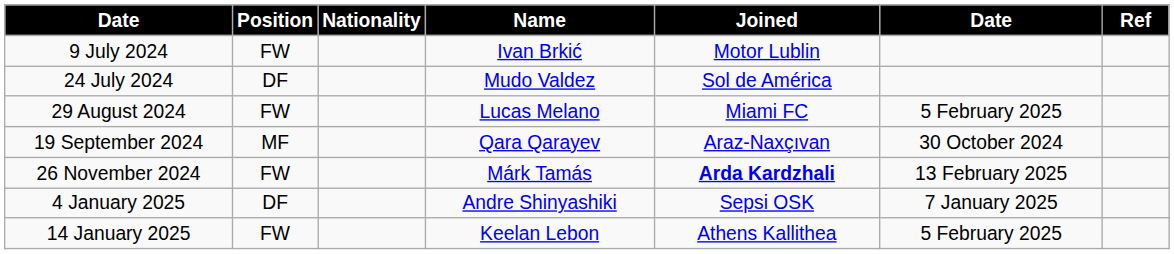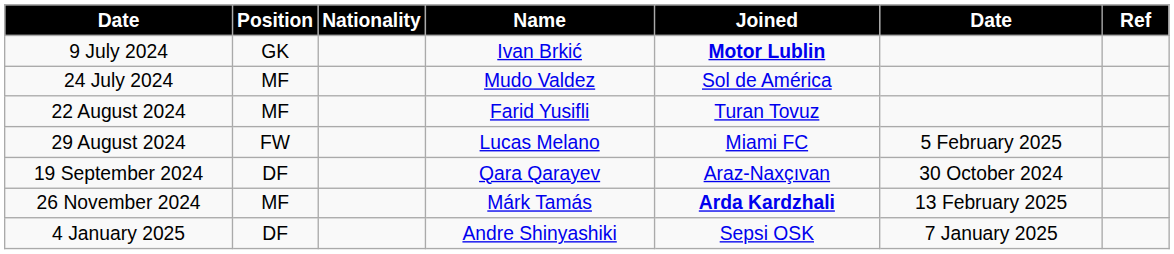(275, 51) FW -> (275, 51) GK
(767, 51) normal -> (767, 51) bold
(275, 81) DF -> (275, 81) MF
+ row: (119, 112)
(275, 142) MF -> (275, 173) DF
(275, 173) FW -> (275, 203) MF
- row: (119, 234)
